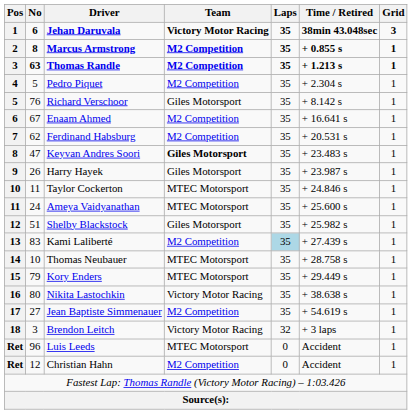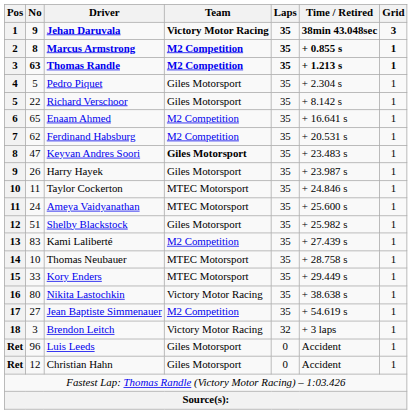(35, 30) 6 -> (35, 30) 9
(203, 83) M2 Competition -> (204, 83) Giles Motorsport
(35, 101) 76 -> (35, 101) 22
(35, 118) 67 -> (35, 118) 65
(285, 241) lightblue background -> (285, 241) no background
(35, 277) 79 -> (35, 277) 33
(208, 347) MTEC Motorsport -> (204, 347) Giles Motorsport
(203, 365) M2 Competition -> (204, 365) Giles Motorsport
